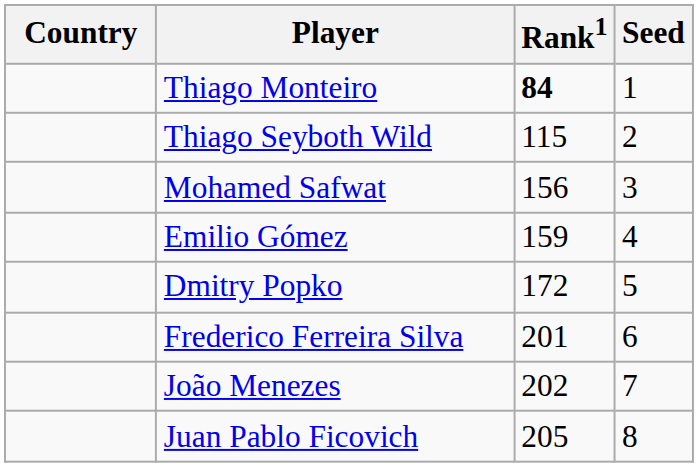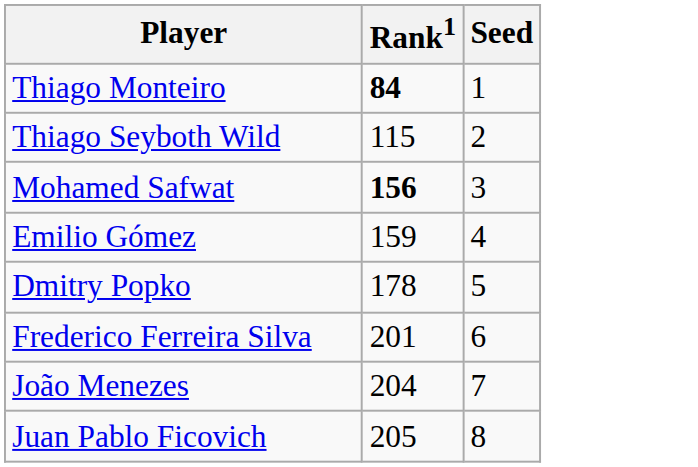- column: (81, 33)
(545, 187) normal -> (393, 187) bold
(545, 286) 172 -> (393, 286) 178
(545, 385) 202 -> (393, 385) 204
